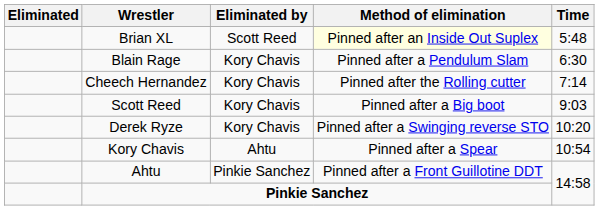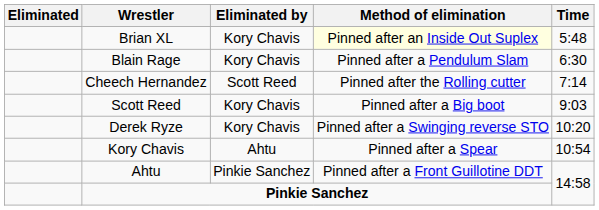(262, 37) Scott Reed -> (262, 37) Kory Chavis
(262, 82) Kory Chavis -> (262, 82) Scott Reed
